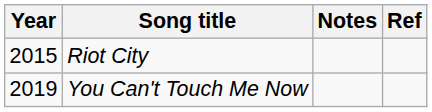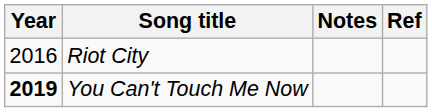(33, 55) 2015 -> (33, 55) 2016
(33, 89) normal -> (33, 89) bold
